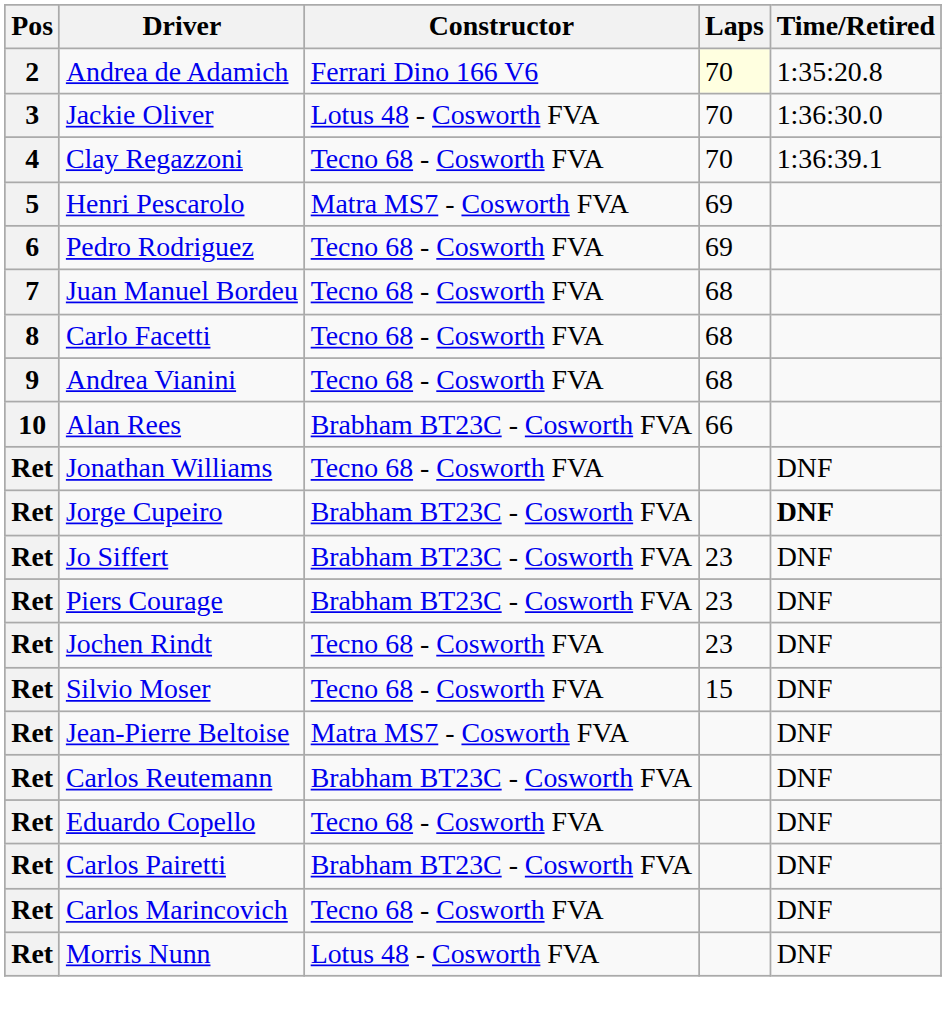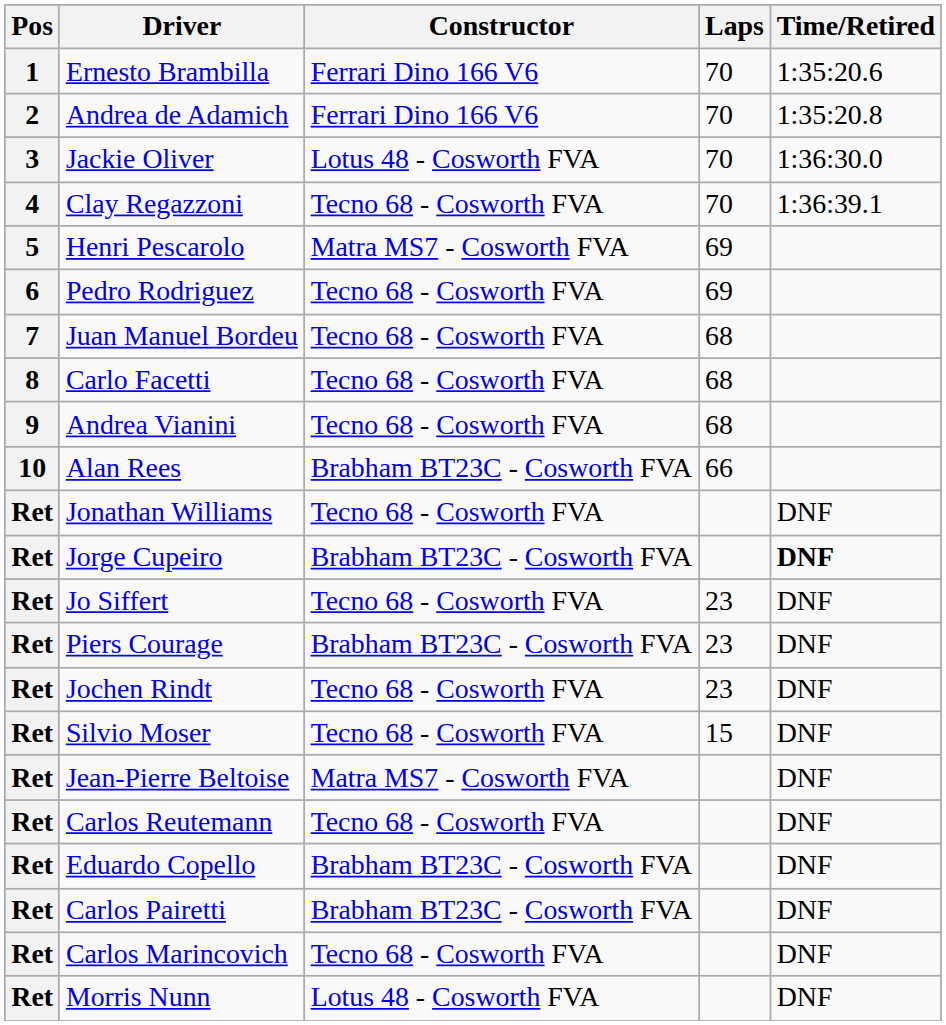+ row: (168, 70)
(719, 70) lightyellow background -> (719, 114) no background
(501, 556) Brabham BT23C - Cosworth FVA -> (457, 600) Tecno 68 - Cosworth FVA
(501, 777) Brabham BT23C - Cosworth FVA -> (457, 821) Tecno 68 - Cosworth FVA
(457, 821) Tecno 68 - Cosworth FVA -> (501, 865) Brabham BT23C - Cosworth FVA
